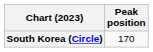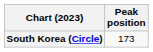(126, 39) 170 -> (126, 39) 173
